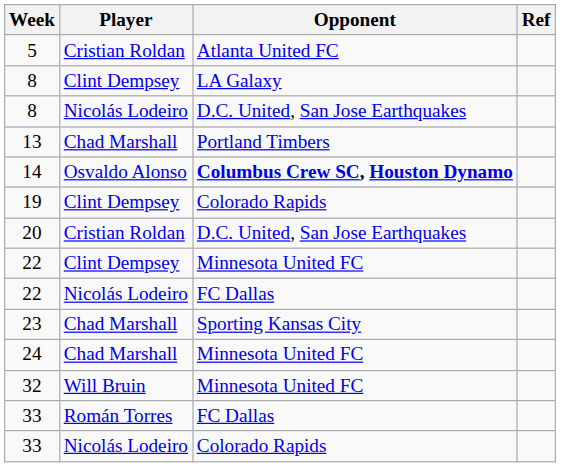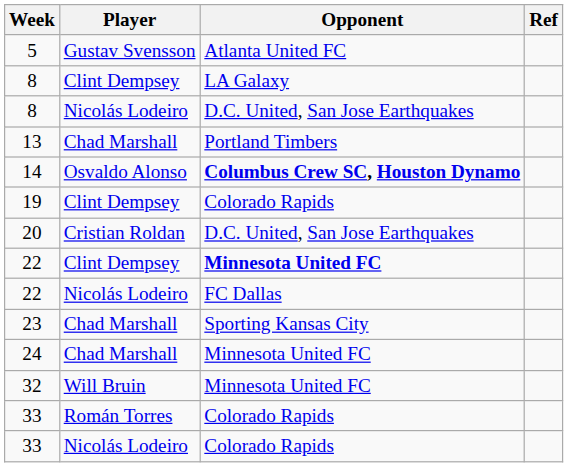- row: (32, 50)
+ row: (32, 50)
(280, 263) normal -> (293, 263) bold
(235, 415) FC Dallas -> (269, 415) Colorado Rapids
